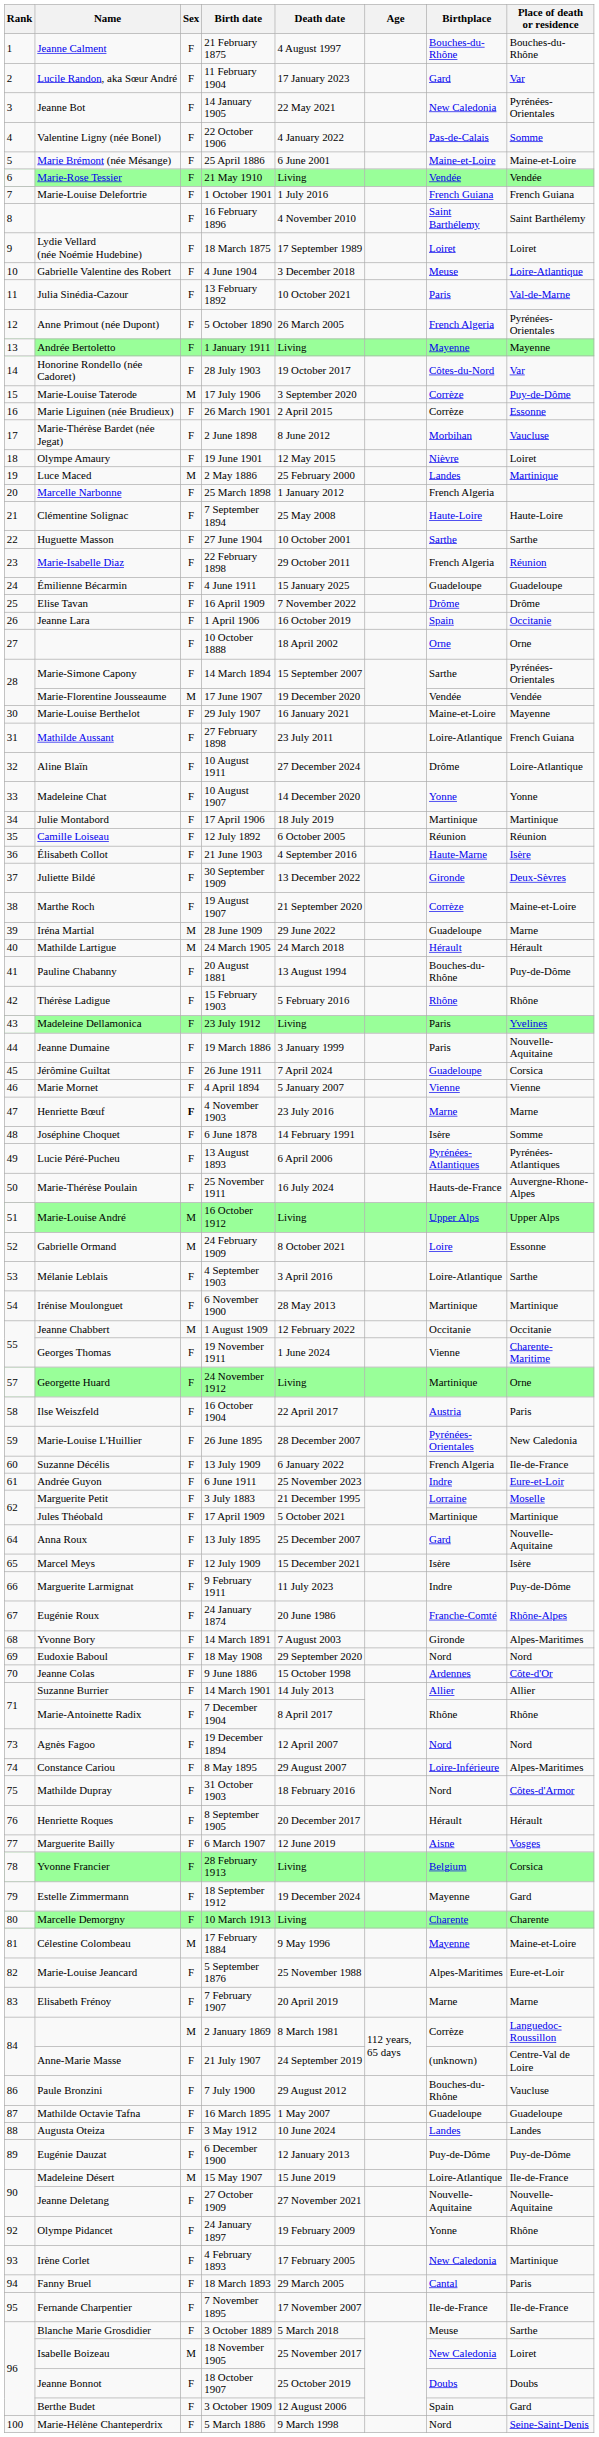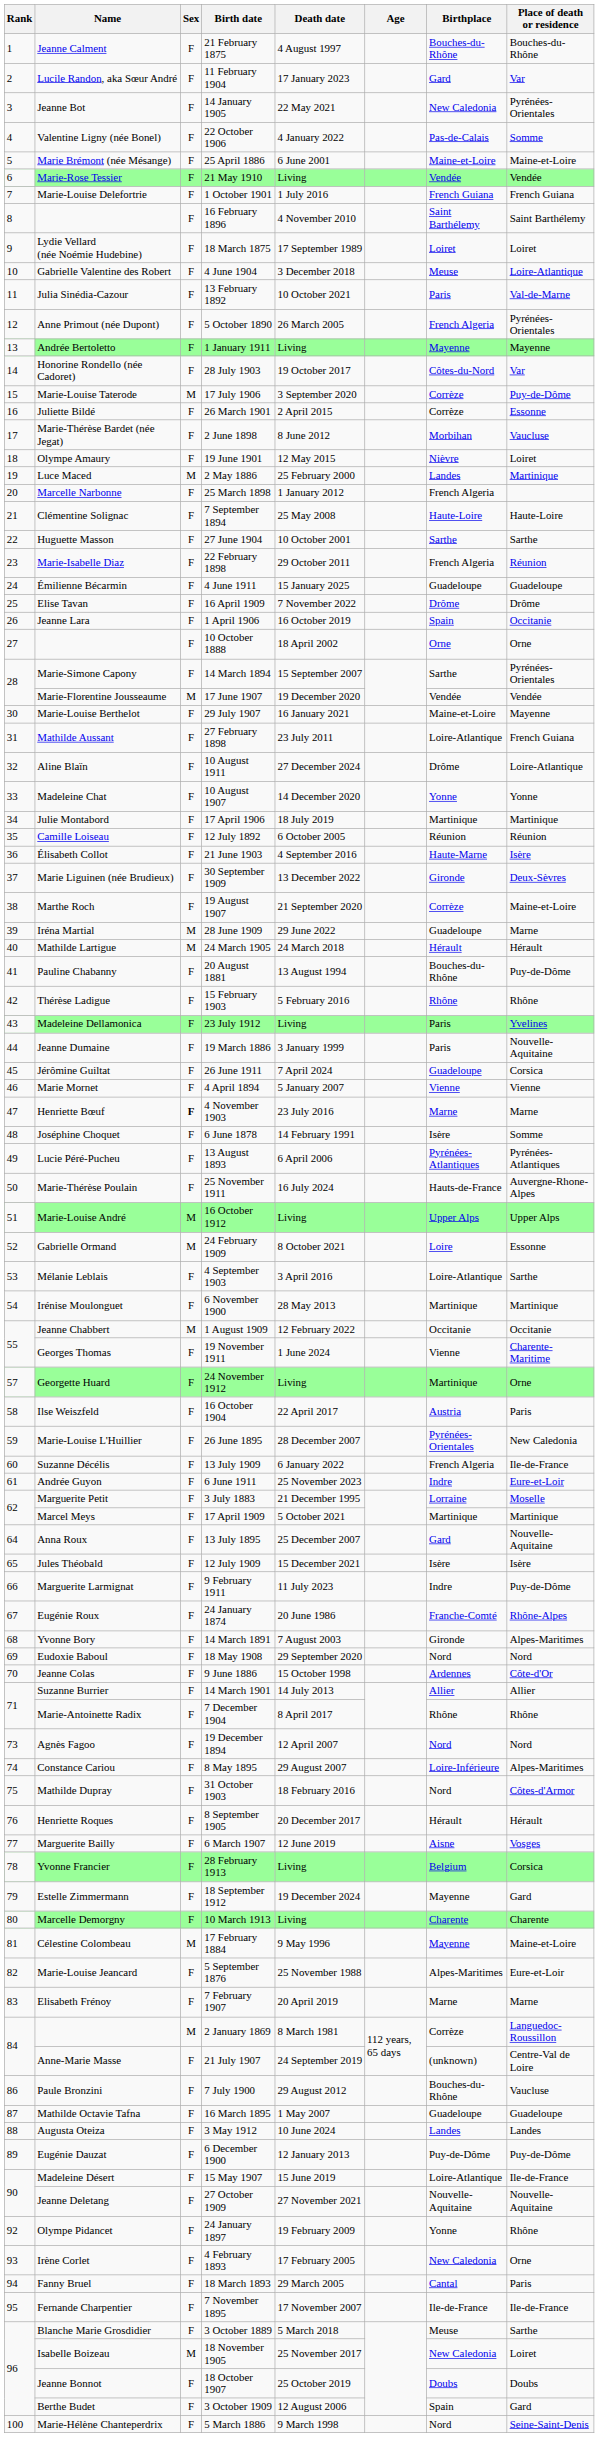(105, 411) Marie Liguinen (née Brudieux) -> (66, 411) Juliette Bildé
(66, 878) Juliette Bildé -> (105, 878) Marie Liguinen (née Brudieux)
(70, 1516) Jules Théobald -> (66, 1516) Marcel Meys
(66, 1563) Marcel Meys -> (70, 1563) Jules Théobald
(191, 2178) M -> (191, 2178) F
(534, 2260) Martinique -> (521, 2260) Orne
